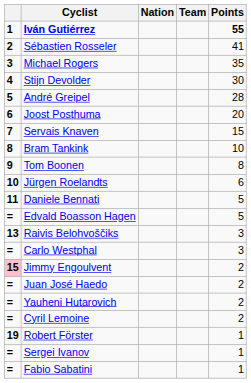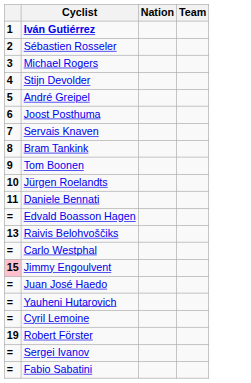- column: (227, 13)
